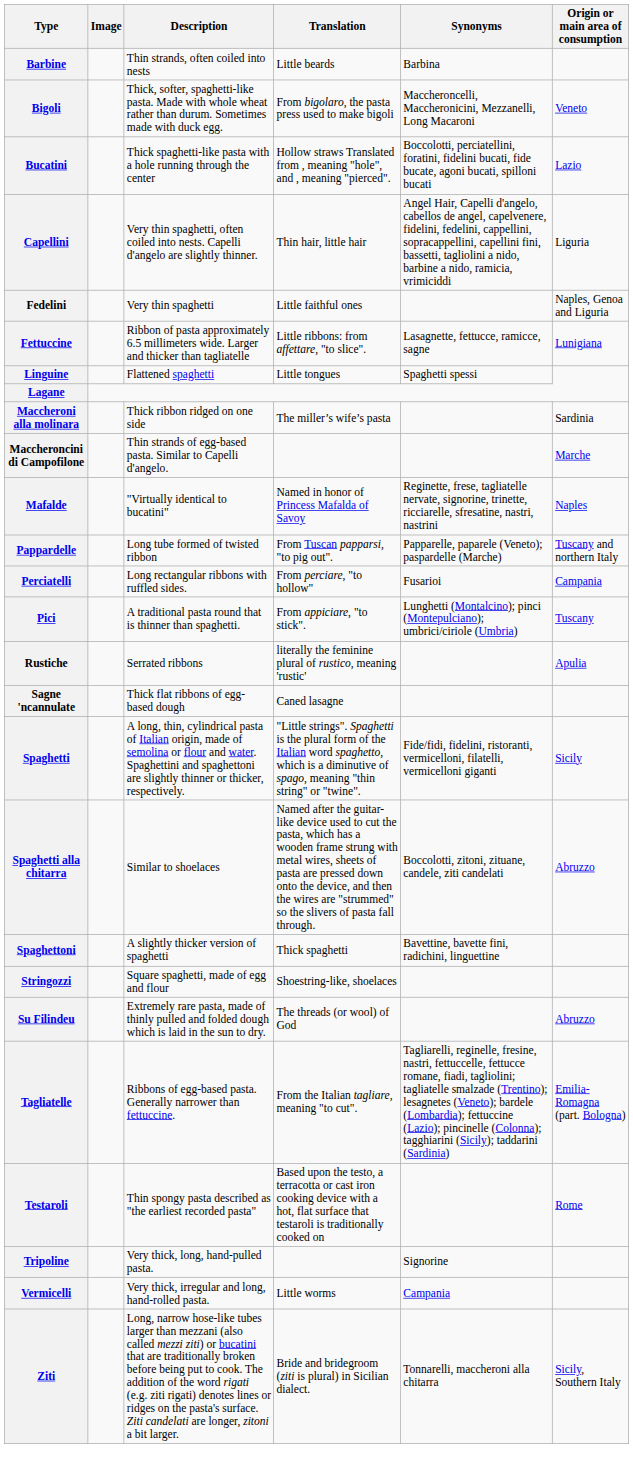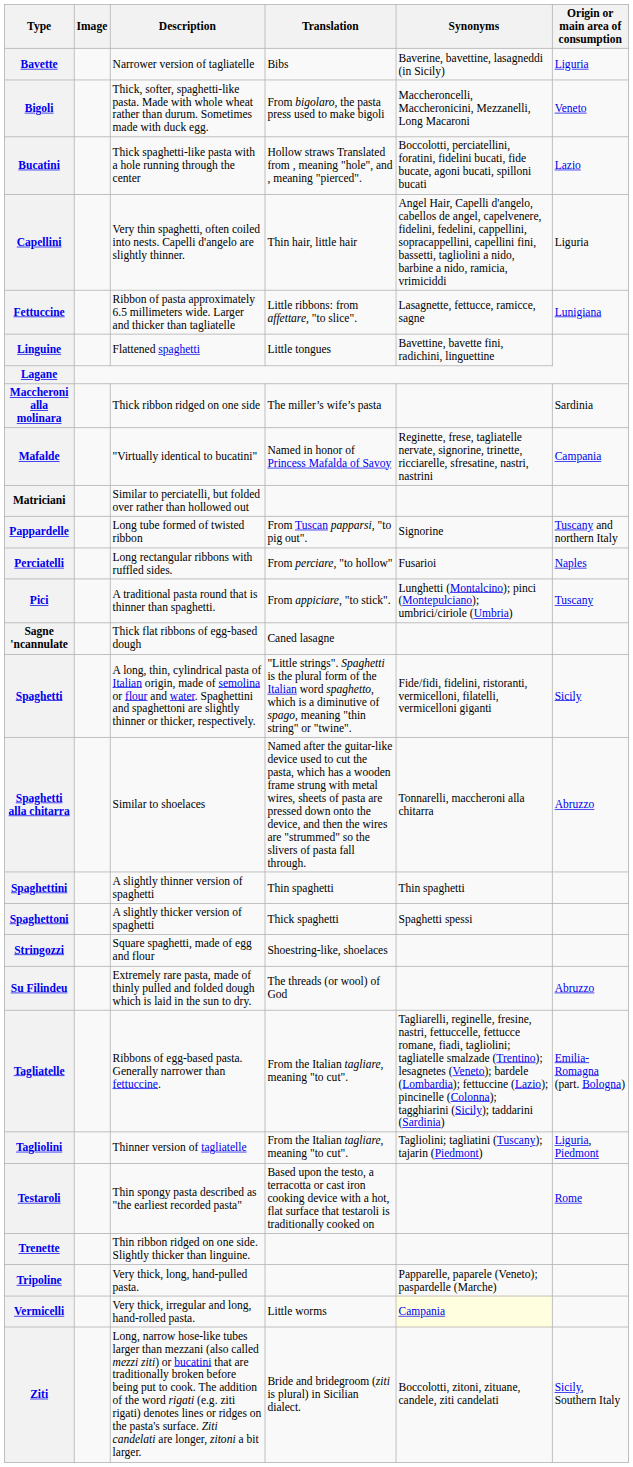- row: (46, 64)
+ row: (39, 64)
- row: (46, 305)
(440, 374) Spaghetti spessi -> (451, 350) Bavettine, bavette fini, radichini, linguettine
- row: (46, 455)
(571, 506) Naples -> (578, 456) Campania
+ row: (39, 500)
(473, 550) Papparelle, paparele (Veneto); paspardelle (Marche) -> (421, 532) Signorine
(578, 581) Campania -> (571, 563) Naples
- row: (46, 663)
(464, 867) Boccolotti, zitoni, zituane, candele, ziti candelati -> (462, 804) Tonnarelli, maccheroni alla chitarra
+ row: (39, 887)
(456, 950) Bavettine, bavette fini, radichini, linguettine -> (435, 919) Spaghetti spessi
+ row: (39, 1147)
+ row: (39, 1249)
(426, 1262) Signorine -> (468, 1280) Papparelle, paparele (Veneto); paspardelle (Marche)
(427, 1293) no background -> (422, 1311) lightyellow background
(466, 1376) Tonnarelli, maccheroni alla chitarra -> (459, 1394) Boccolotti, zitoni, zituane, candele, ziti candelati
